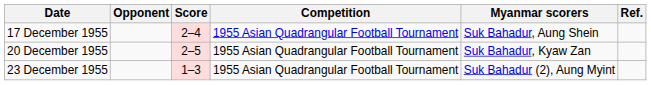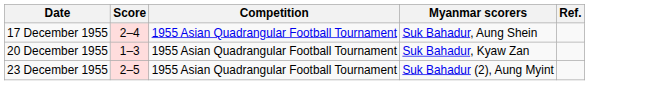- column: (141, 13)
(191, 51) 2–5 -> (130, 51) 1–3
(191, 70) 1–3 -> (130, 70) 2–5
